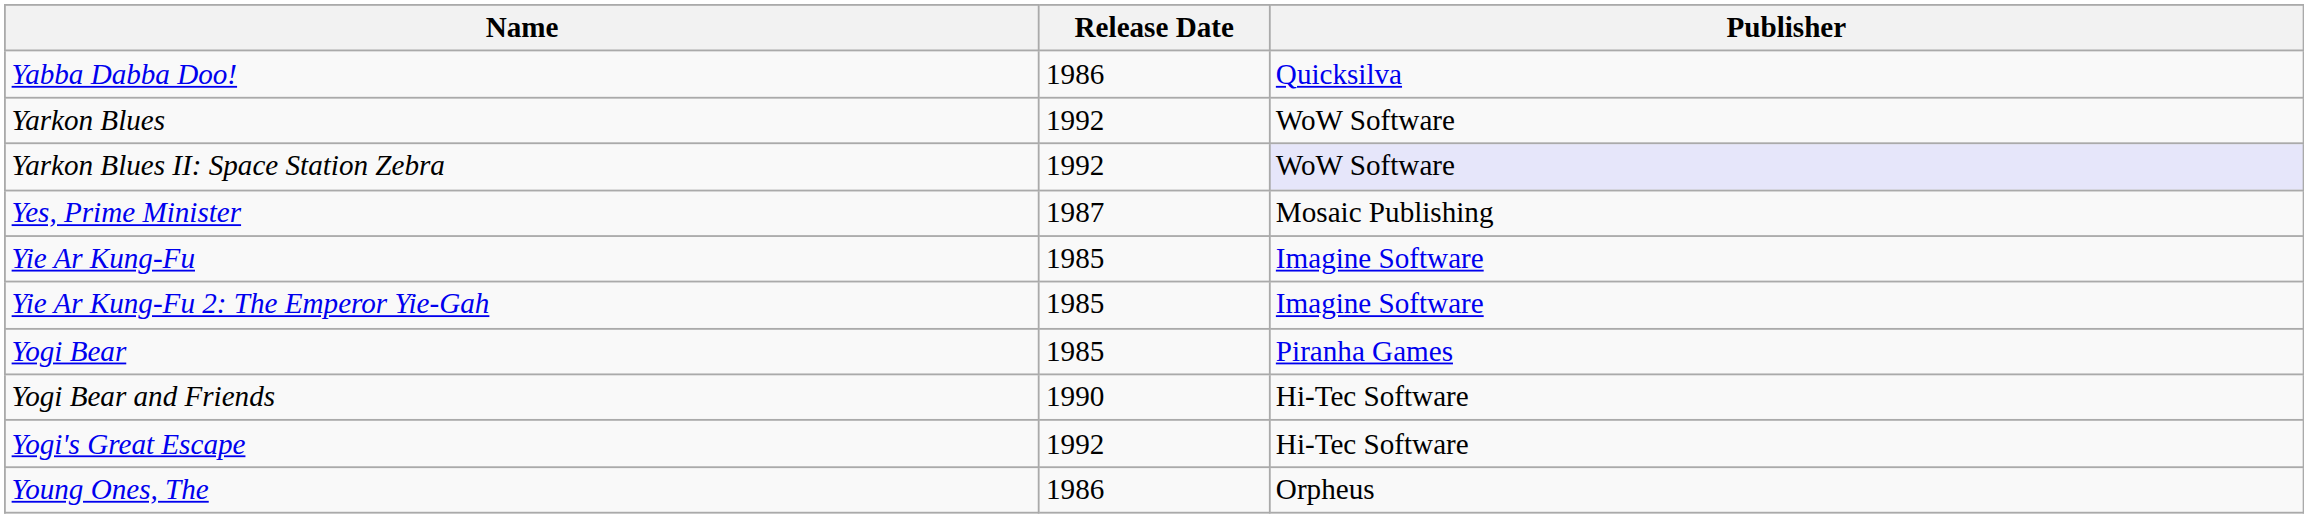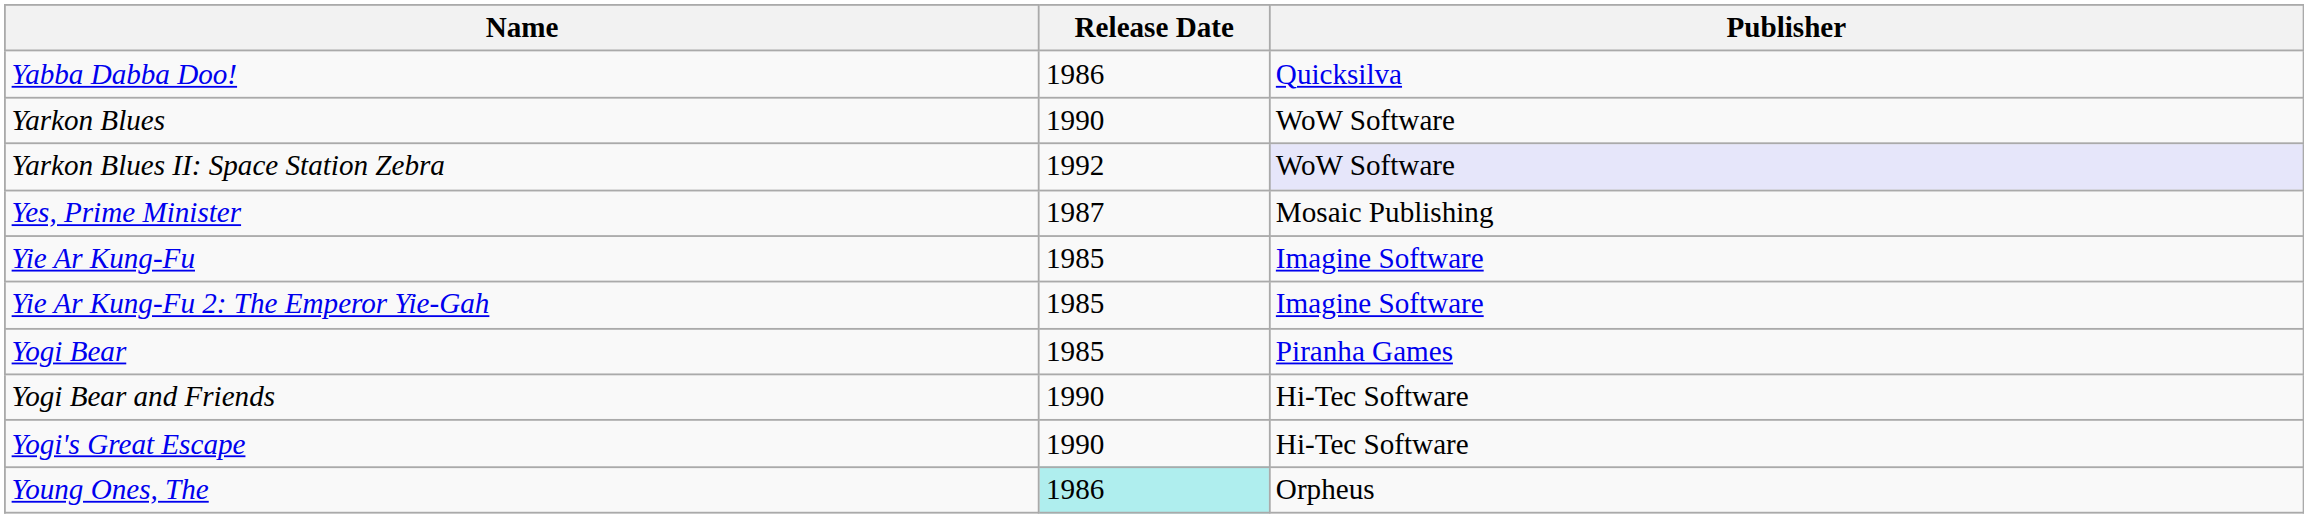(1075, 119) 1992 -> (1075, 119) 1990
(1075, 443) 1992 -> (1075, 443) 1990
(1075, 489) no background -> (1075, 489) paleturquoise background
